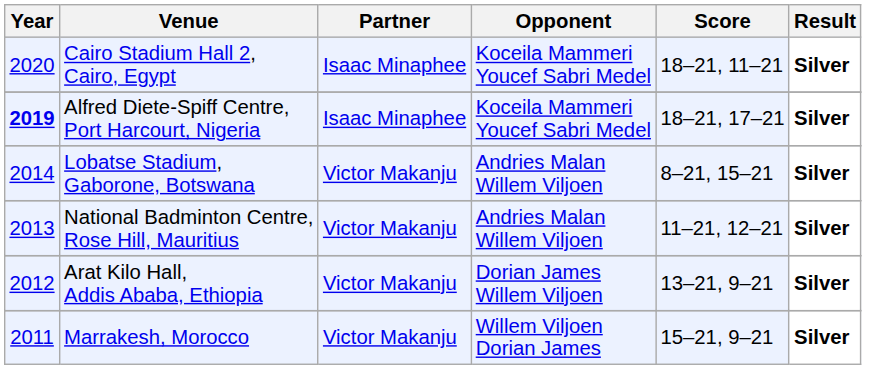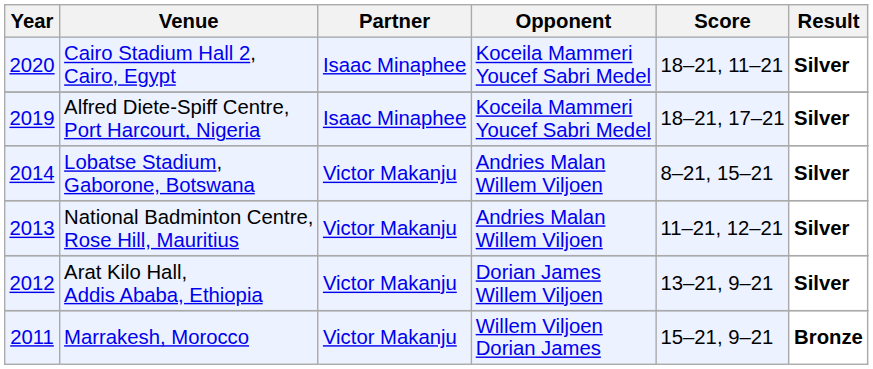(32, 119) bold -> (32, 119) normal
(822, 338) Silver -> (828, 338) Bronze
